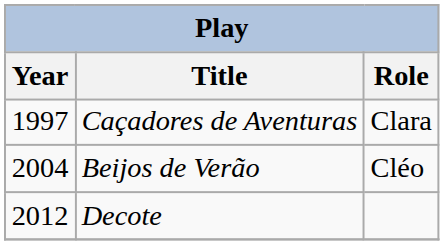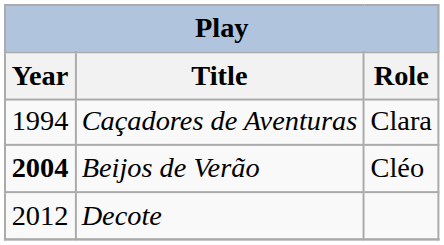(40, 121) 1997 -> (40, 121) 1994
(40, 168) normal -> (40, 168) bold
